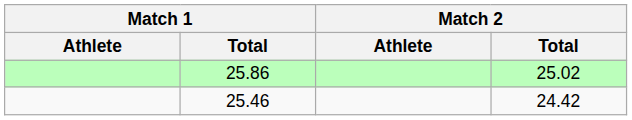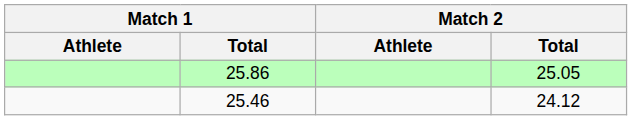(558, 74) 25.02 -> (558, 74) 25.05
(558, 101) 24.42 -> (558, 101) 24.12
